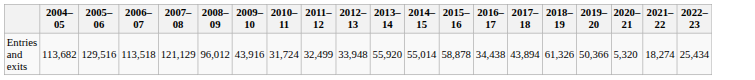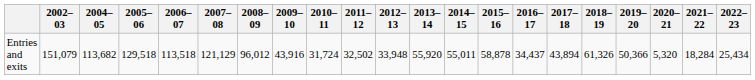+ column: (60, 19)
(99, 54) 129,516 -> (139, 54) 129,518
(318, 54) 32,499 -> (358, 54) 32,502
(422, 54) 55,014 -> (461, 54) 55,011
(491, 54) 34,438 -> (530, 54) 34,437
(660, 54) 18,274 -> (699, 54) 18,284
